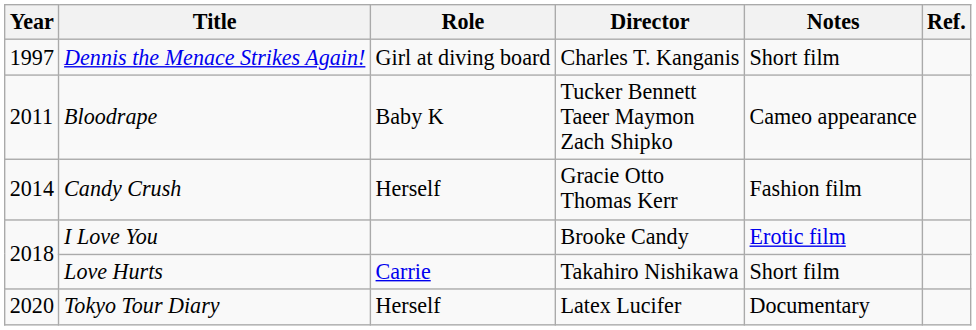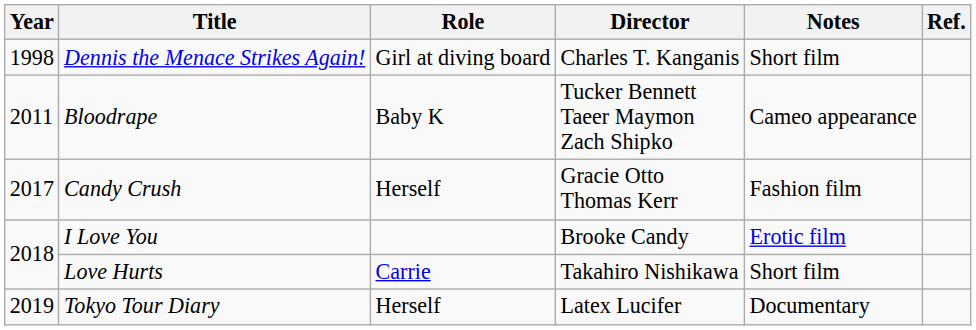(32, 57) 1997 -> (32, 57) 1998
(32, 189) 2014 -> (32, 189) 2017
(32, 306) 2020 -> (32, 306) 2019
